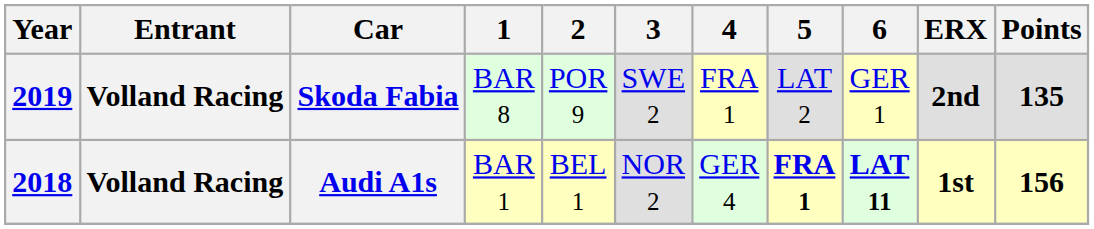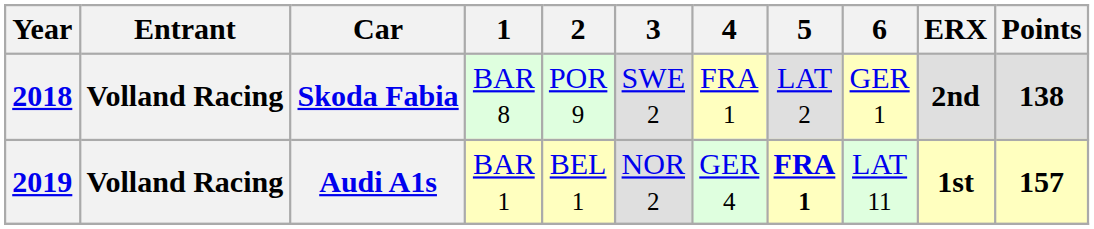(42, 96) 2019 -> (42, 96) 2018
(1042, 96) 135 -> (1042, 96) 138
(42, 181) 2018 -> (42, 181) 2019
(880, 181) bold -> (880, 179) normal
(1042, 181) 156 -> (1042, 181) 157
